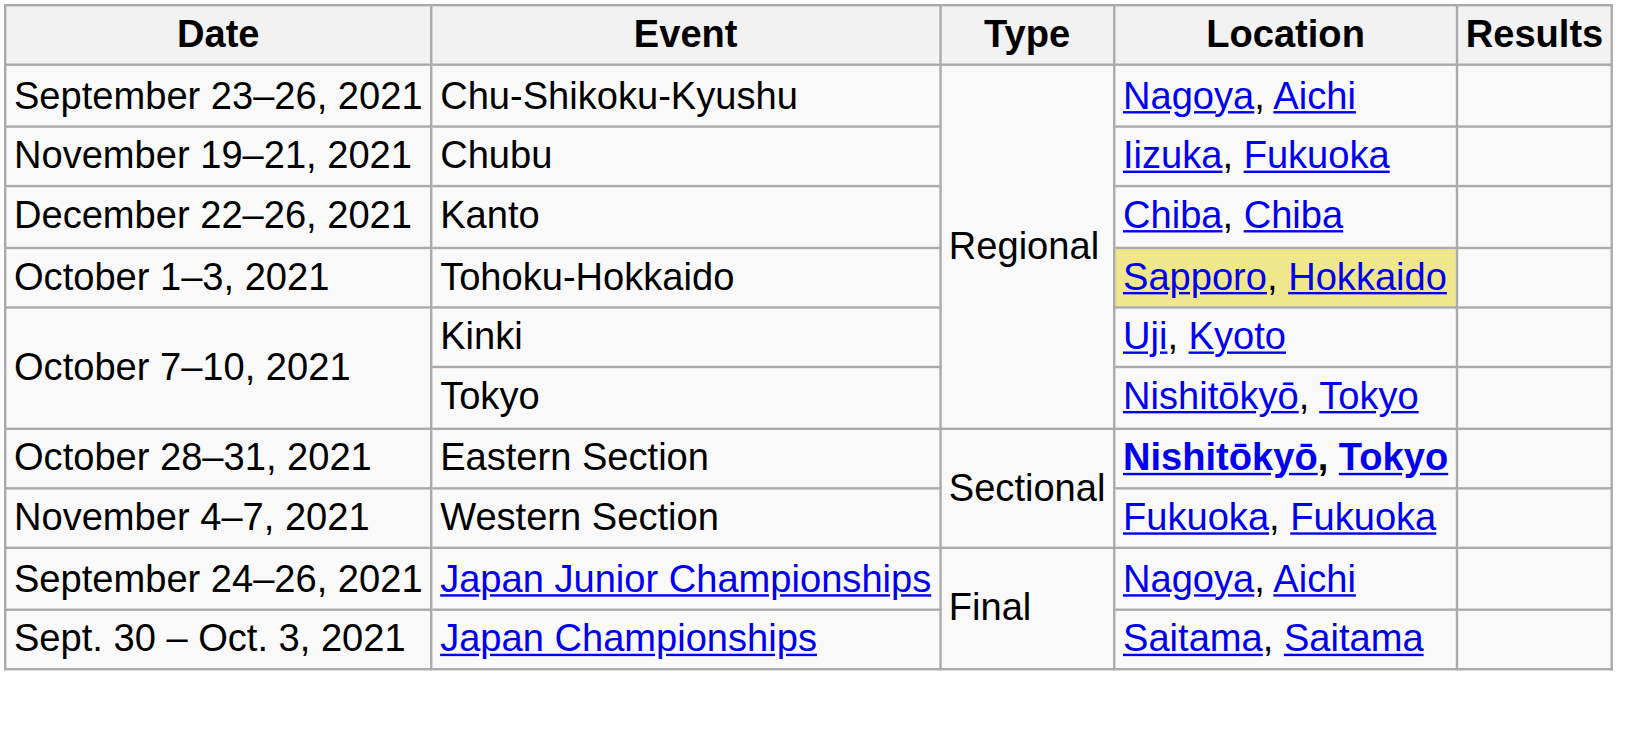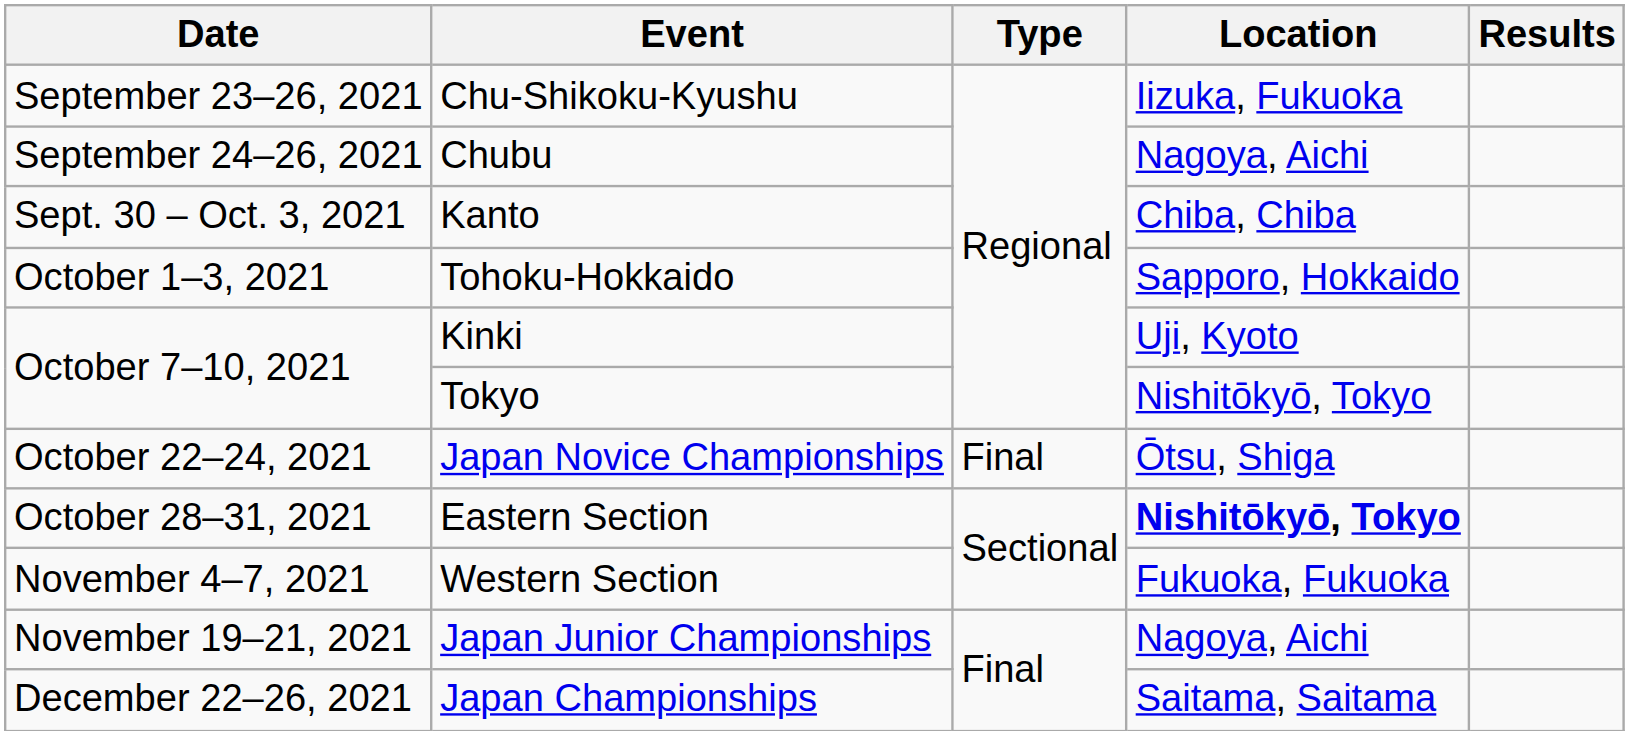(1239, 95) Nagoya, Aichi -> (1269, 95) Iizuka, Fukuoka
(213, 155) November 19–21, 2021 -> (218, 155) September 24–26, 2021
(1256, 155) Iizuka, Fukuoka -> (1252, 155) Nagoya, Aichi
(213, 215) December 22–26, 2021 -> (210, 215) Sept. 30 – Oct. 3, 2021
(1285, 276) khaki background -> (1298, 276) no background
+ row: (692, 457)
(218, 578) September 24–26, 2021 -> (213, 638) November 19–21, 2021
(210, 638) Sept. 30 – Oct. 3, 2021 -> (213, 699) December 22–26, 2021
